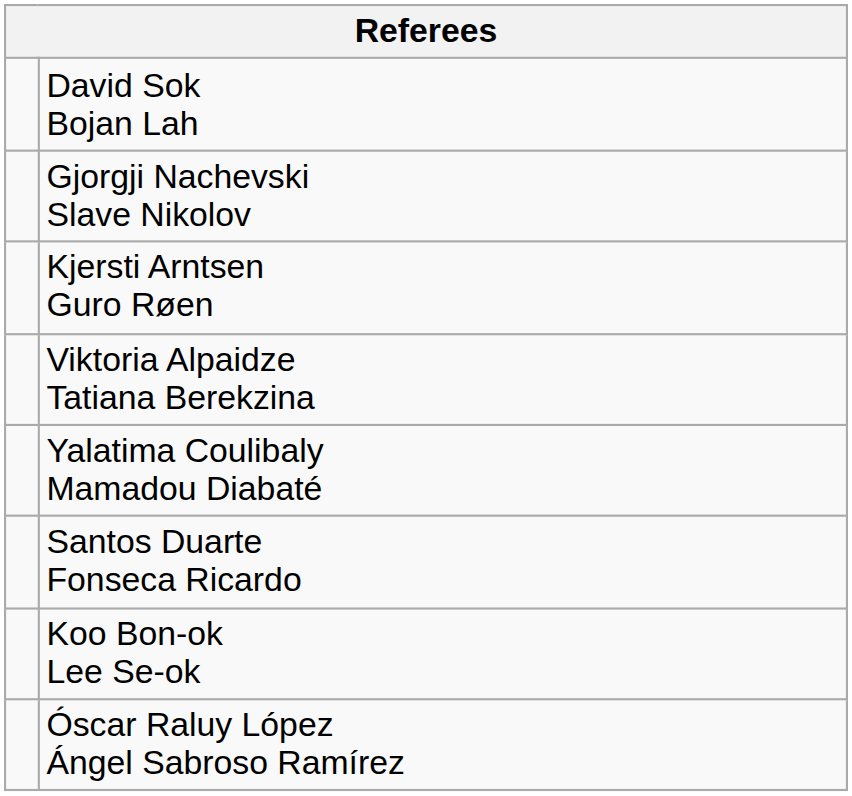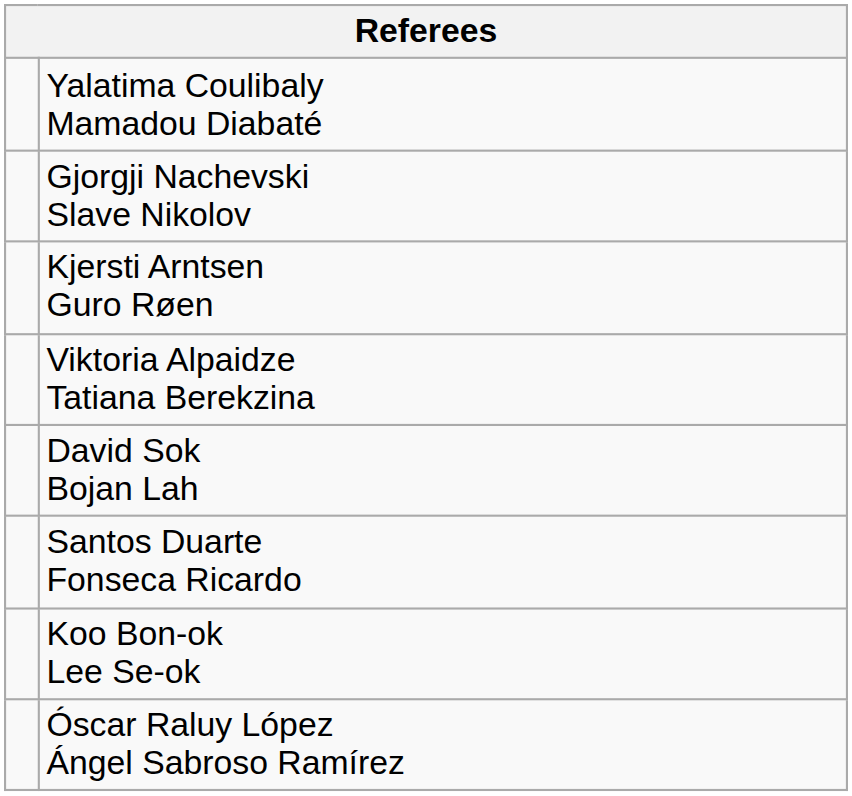rows swapped: (185, 469) <-> (123, 103)
